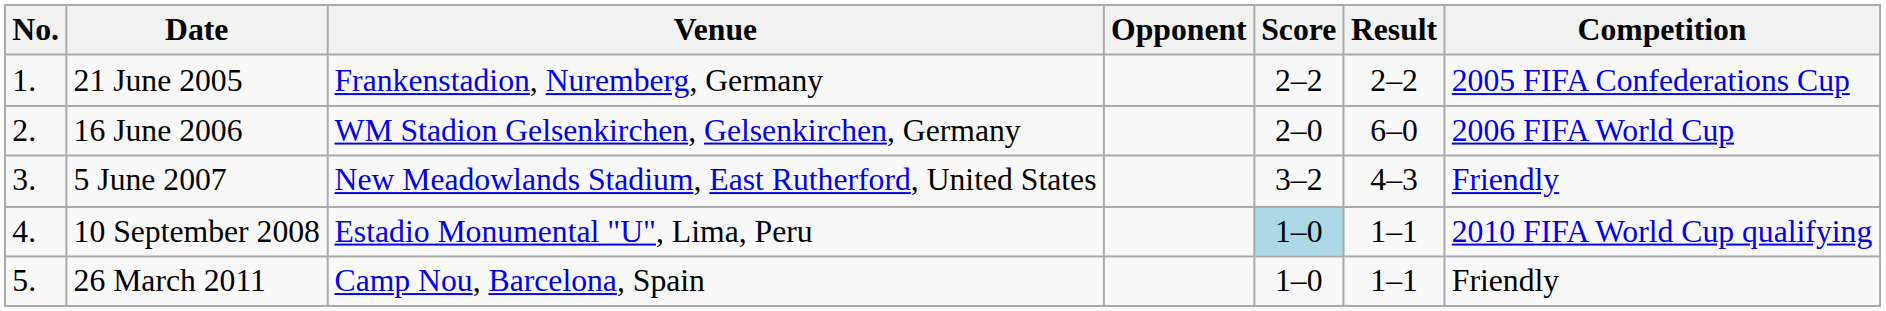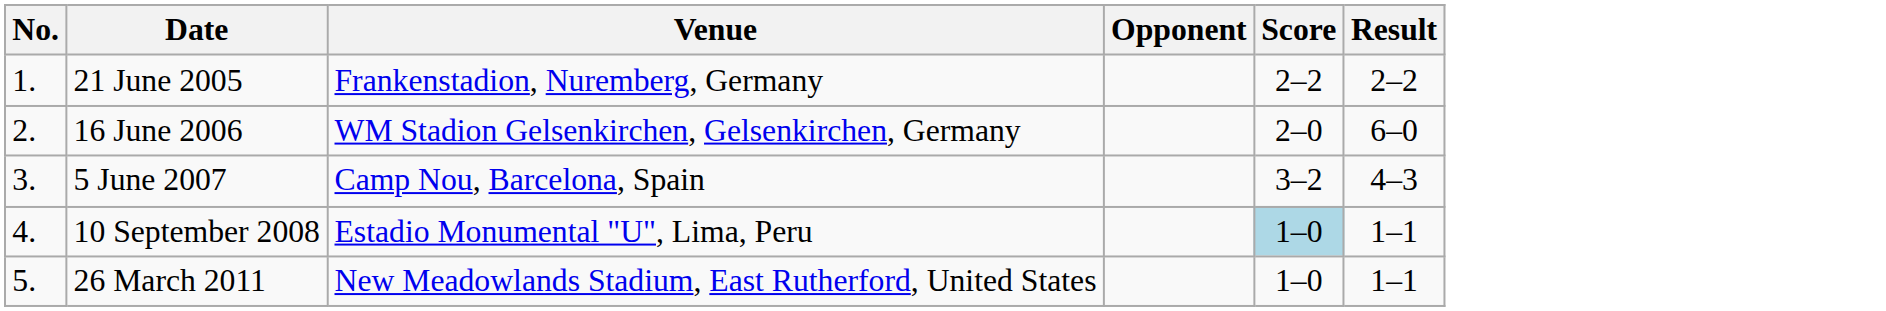- column: (1662, 29)
(715, 180) New Meadowlands Stadium, East Rutherford, United States -> (520, 180) Camp Nou, Barcelona, Spain
(520, 280) Camp Nou, Barcelona, Spain -> (715, 280) New Meadowlands Stadium, East Rutherford, United States
